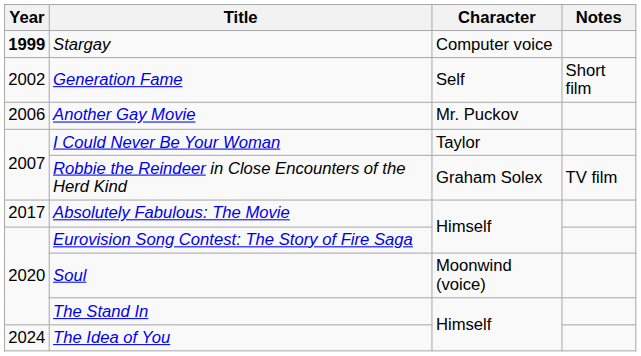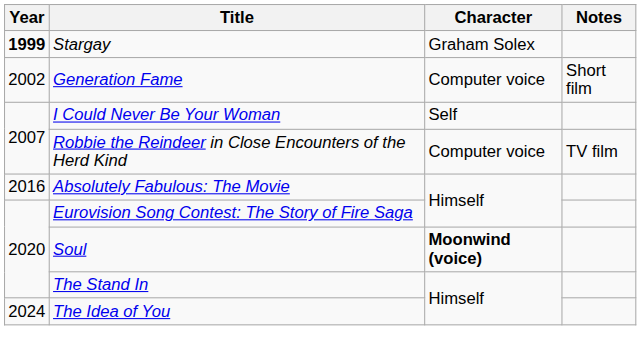(494, 44) Computer voice -> (482, 44) Graham Solex
(450, 79) Self -> (487, 79) Computer voice
- row: (124, 115)
(458, 141) Taylor -> (443, 115) Self
(489, 177) Graham Solex -> (487, 151) Computer voice
(27, 213) 2017 -> (27, 187) 2016
(474, 275) normal -> (470, 249) bold
